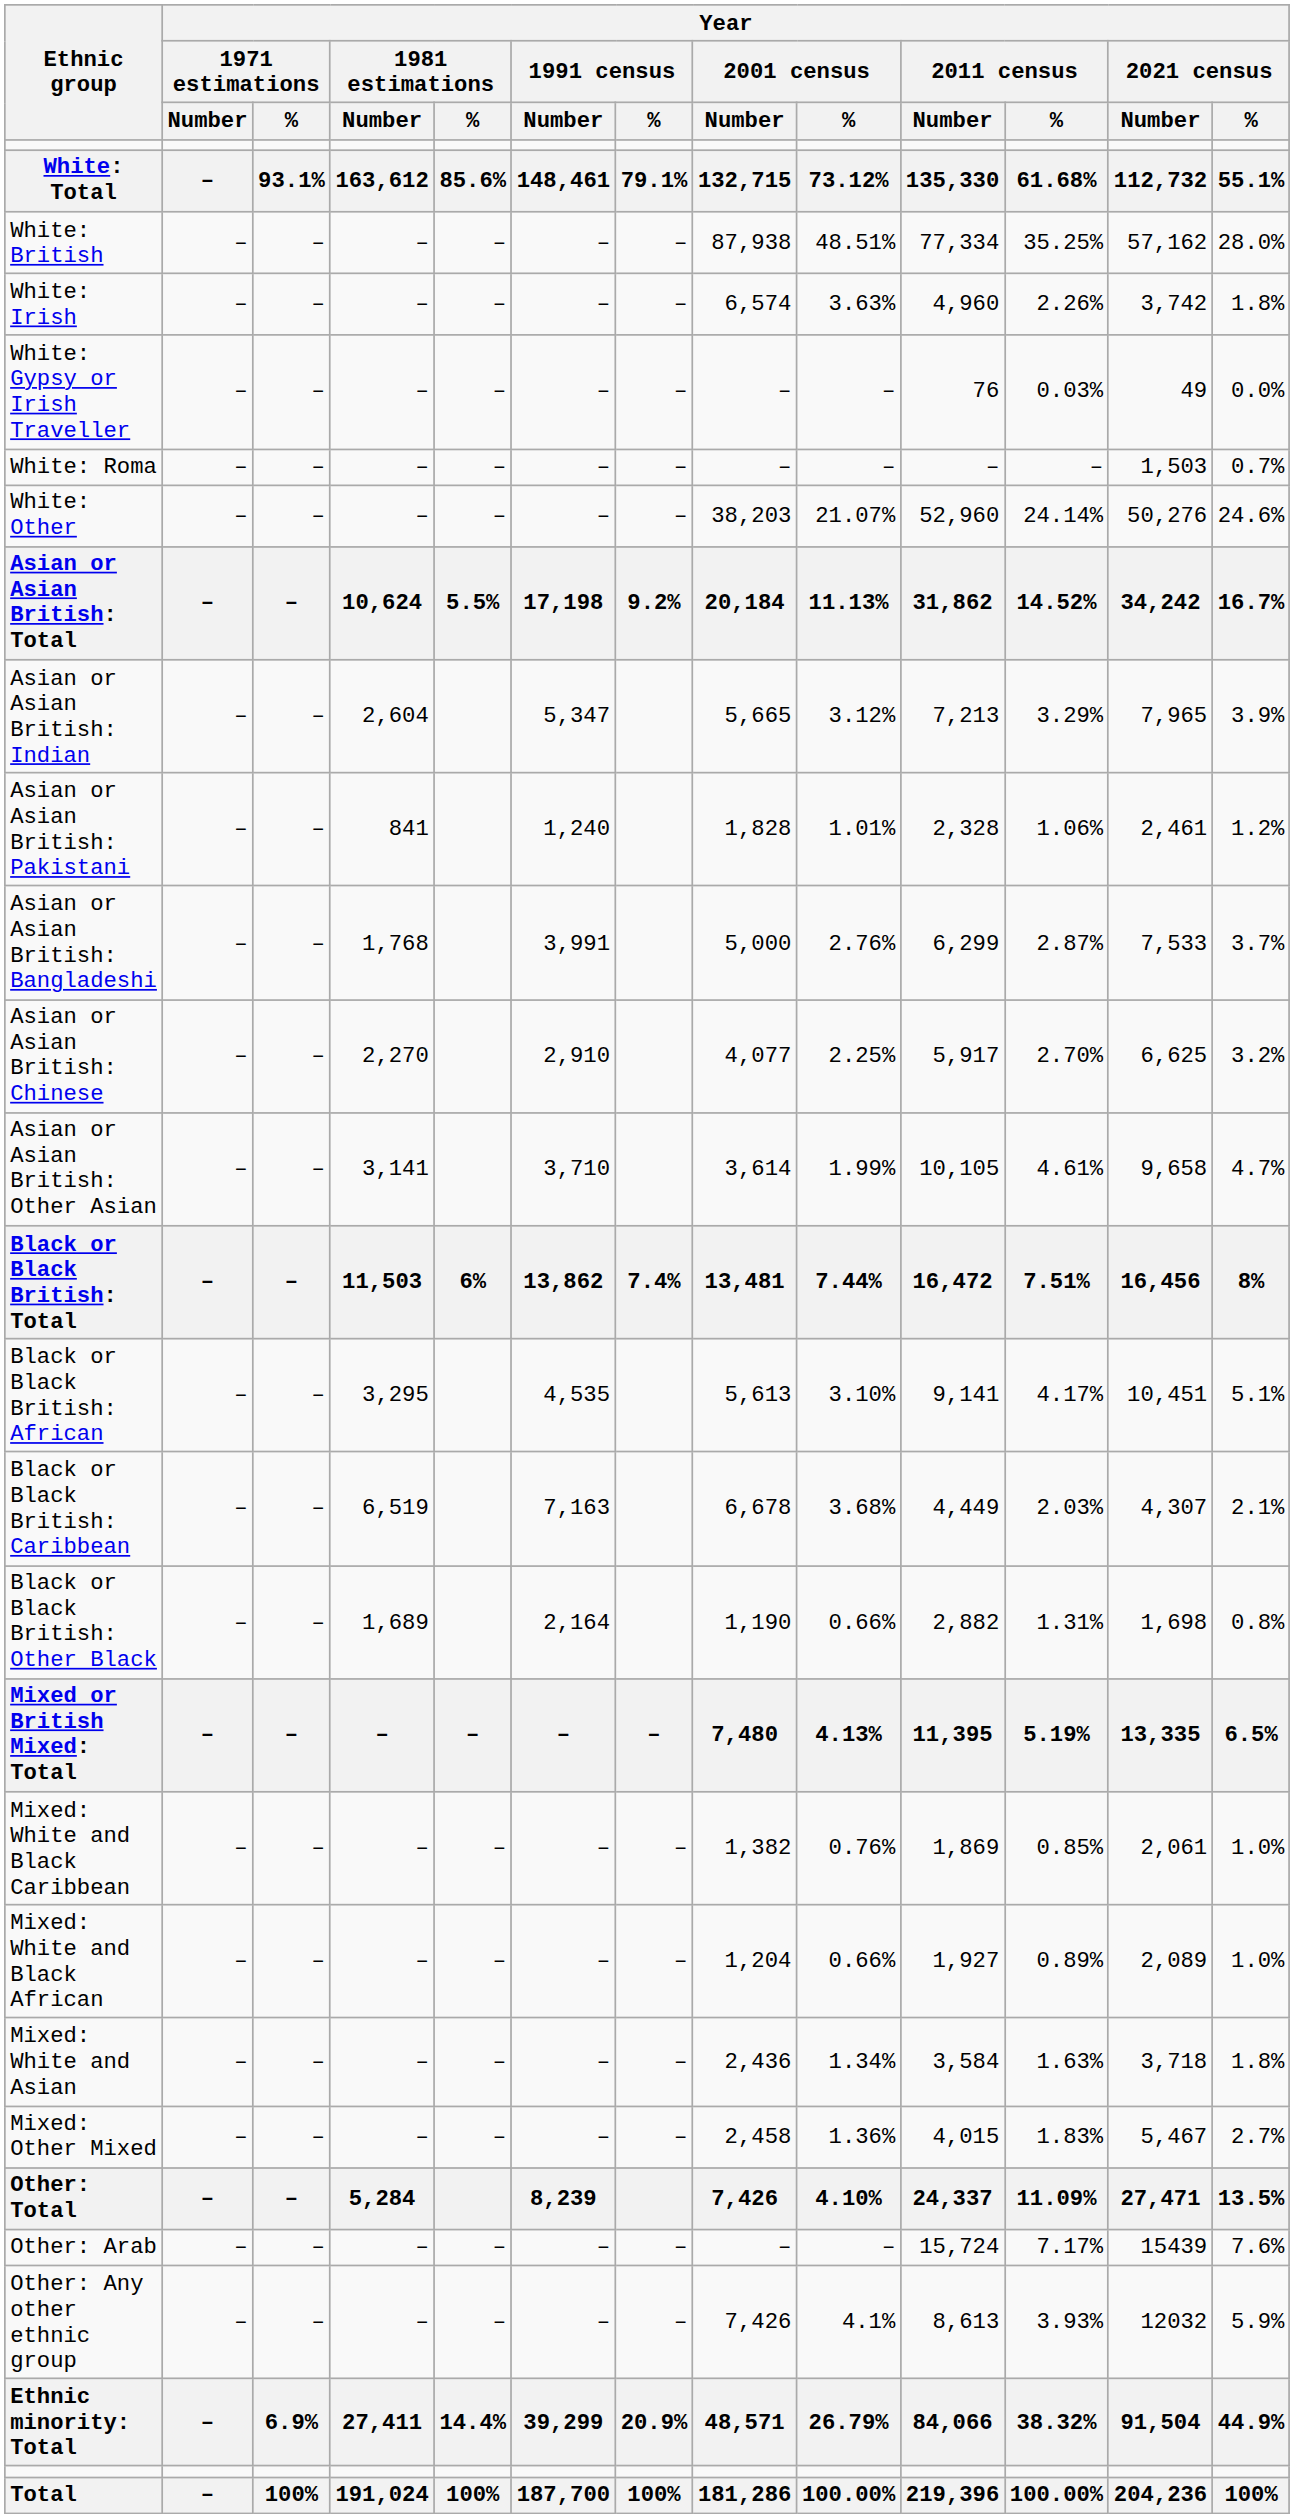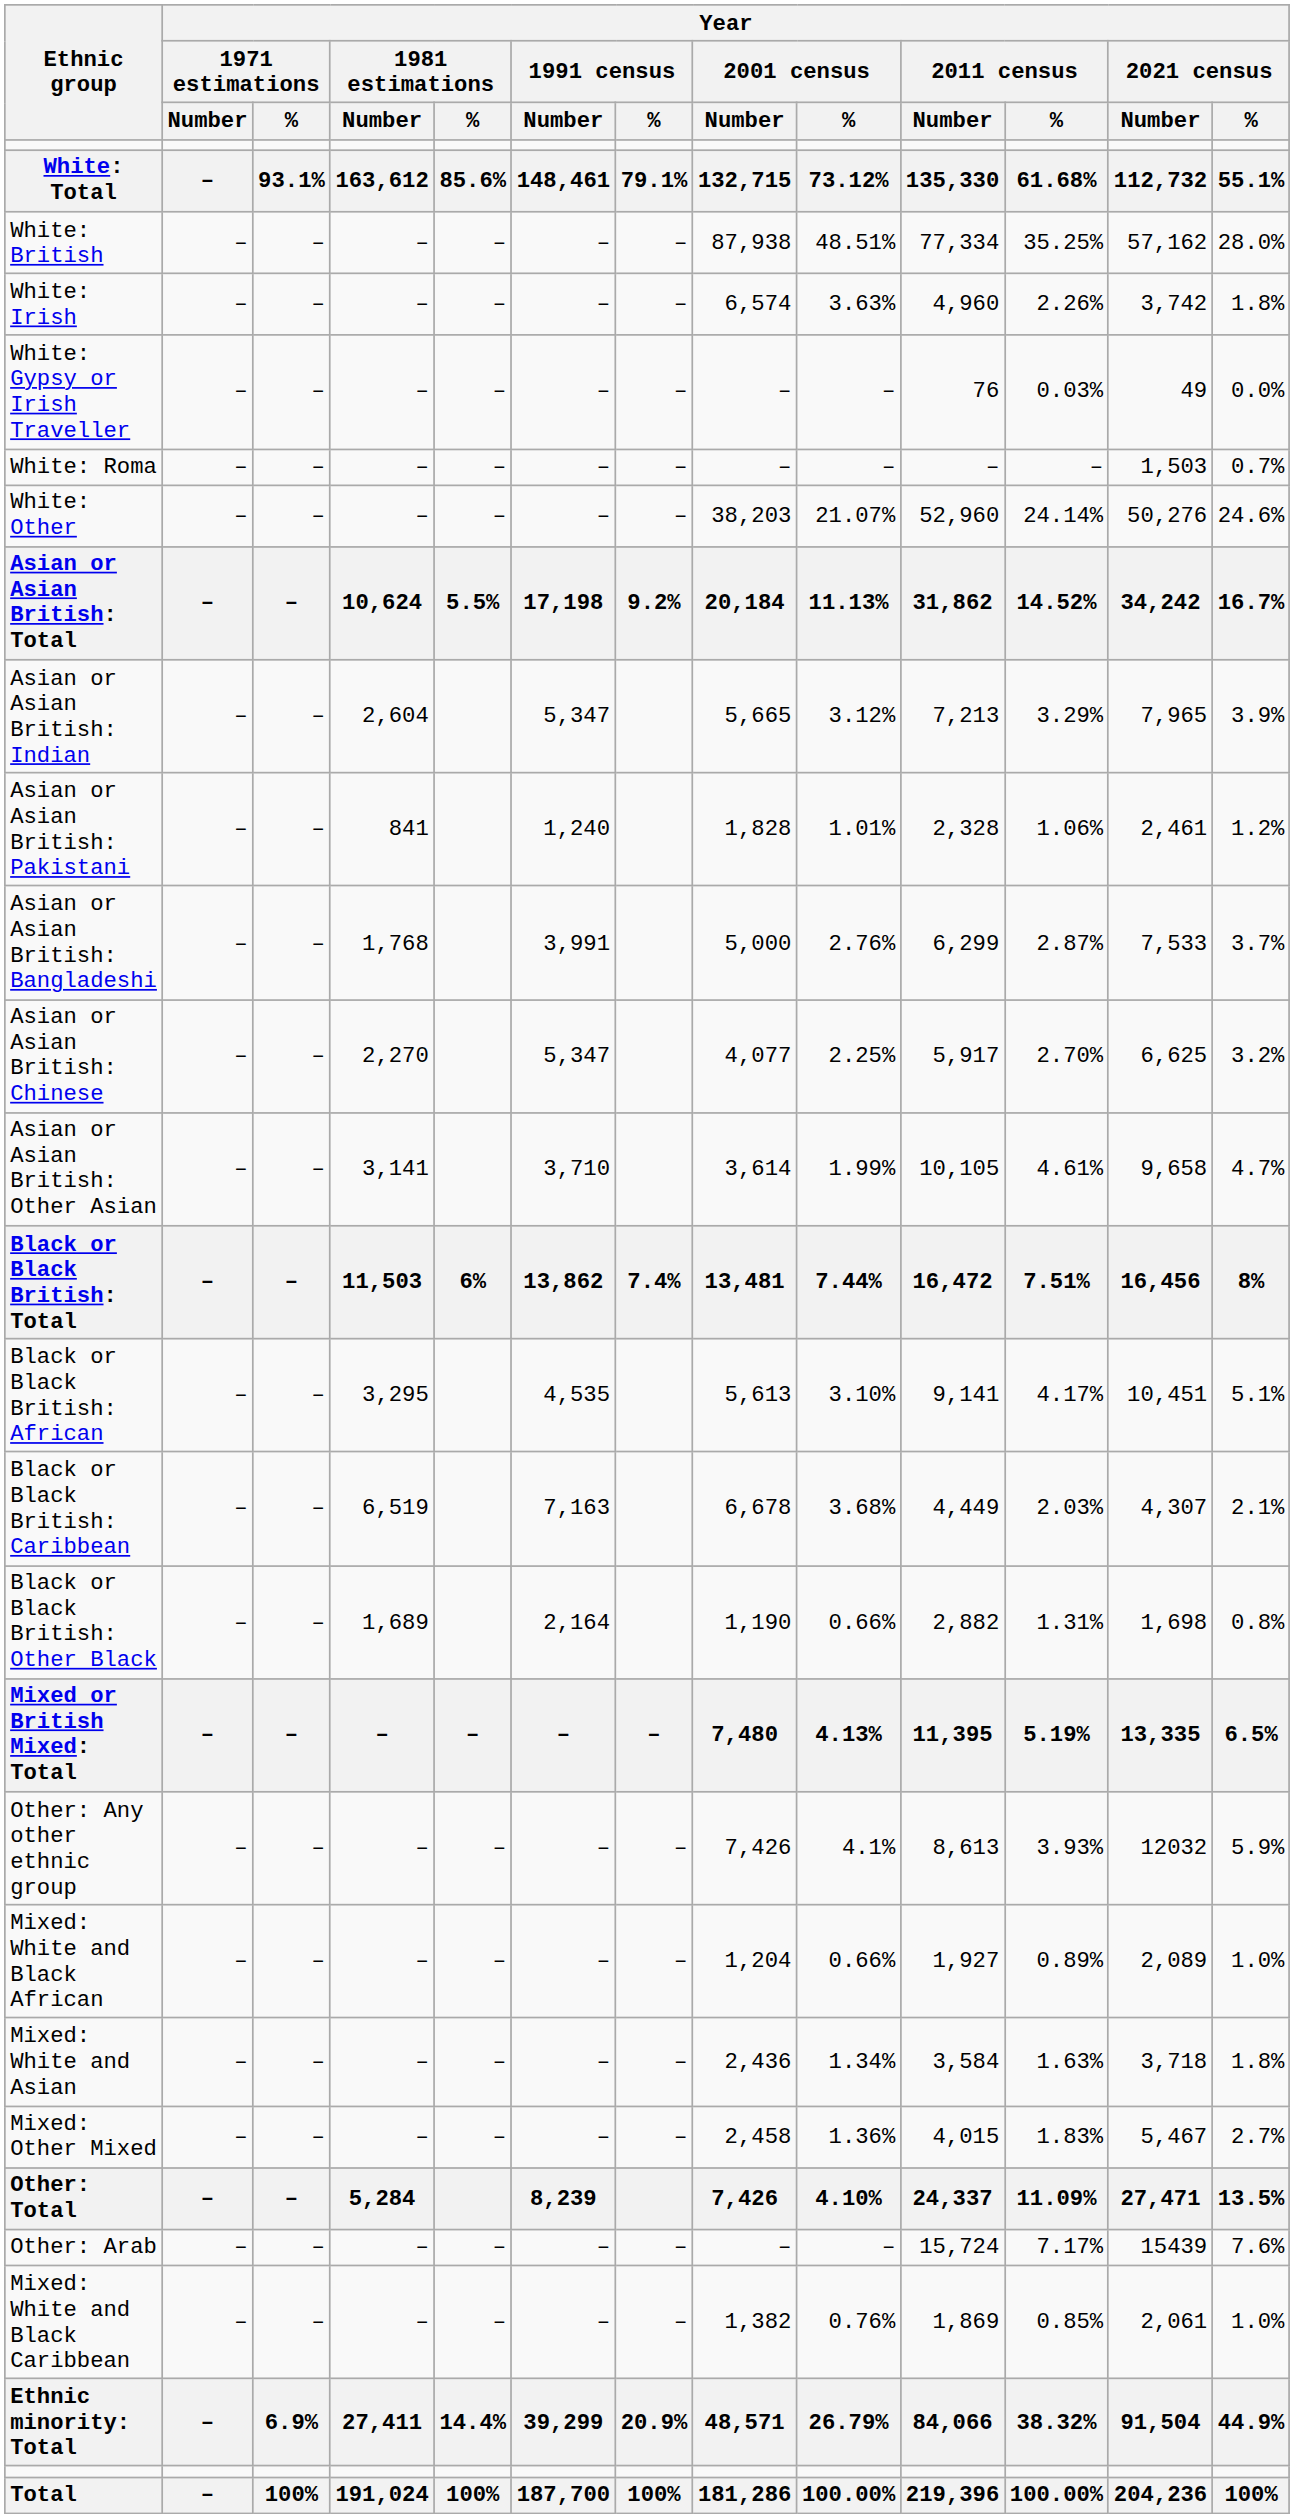(577, 1056) 2,910 -> (577, 1056) 5,347
rows swapped: (70, 1848) <-> (77, 2322)
